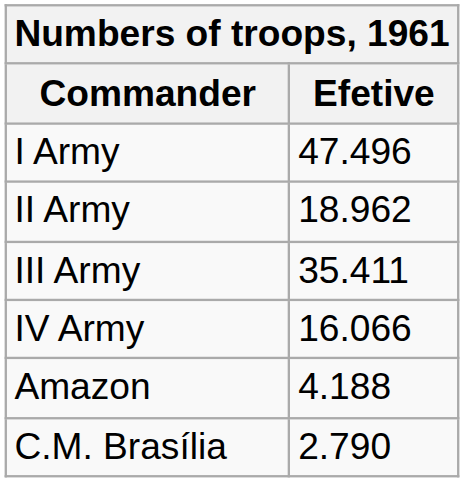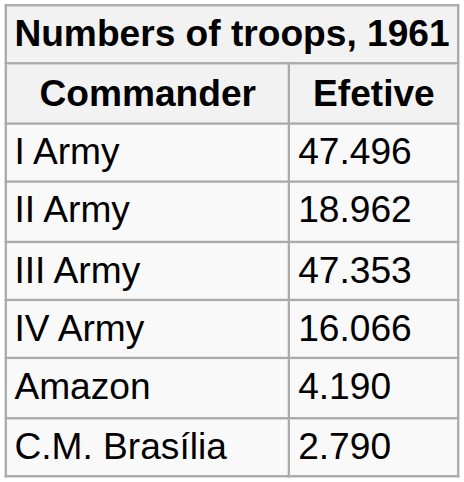(354, 269) 35.411 -> (355, 269) 47.353
(345, 387) 4.188 -> (345, 387) 4.190
